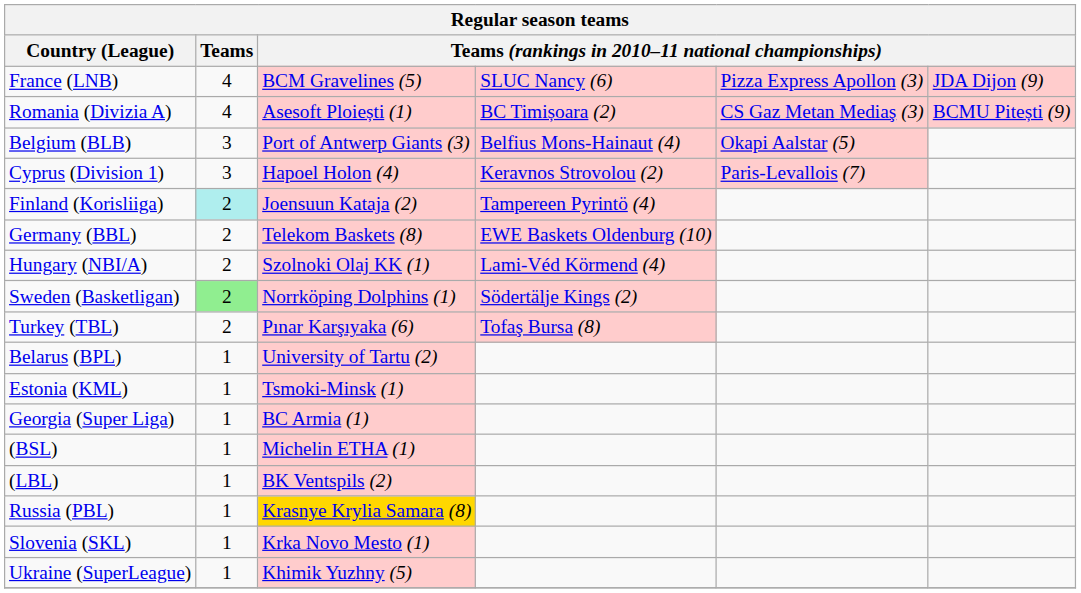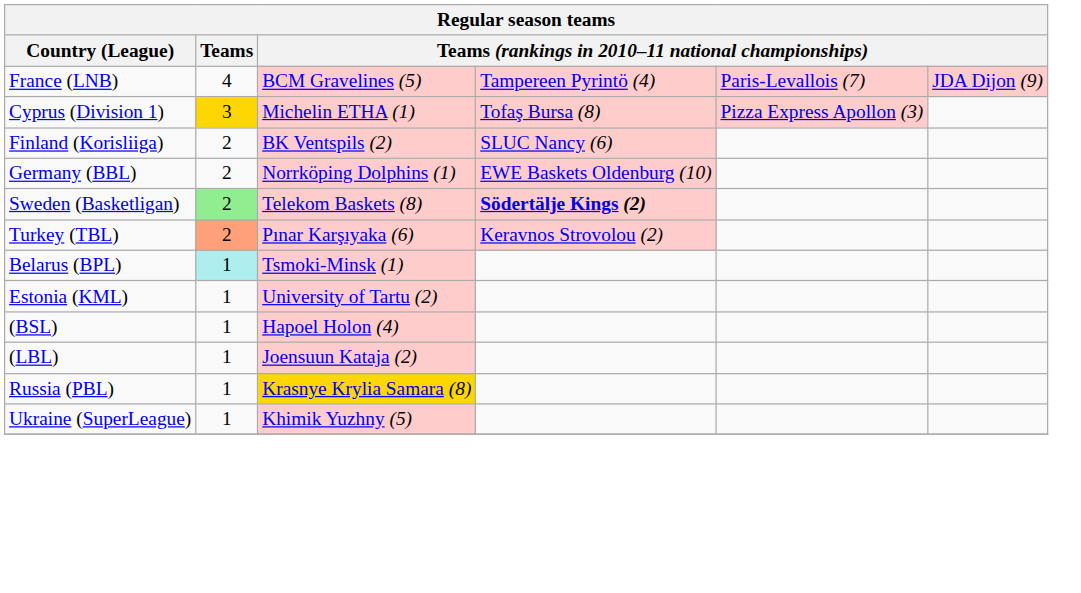(546, 81) SLUC Nancy (6) -> (568, 81) Tampereen Pyrintö (4)
(822, 81) Pizza Express Apollon (3) -> (793, 81) Paris-Levallois (7)
- row: (90, 111)
- row: (70, 142)
(227, 173) no background -> (227, 111) gold background
(330, 173) Hapoel Holon (4) -> (339, 111) Michelin ETHA (1)
(572, 173) Keravnos Strovolou (2) -> (540, 111) Tofaş Bursa (8)
(793, 173) Paris-Levallois (7) -> (822, 111) Pizza Express Apollon (3)
(227, 204) paleturquoise background -> (227, 142) no background
(340, 204) Joensuun Kataja (2) -> (327, 142) BK Ventspils (2)
(568, 204) Tampereen Pyrintö (4) -> (546, 142) SLUC Nancy (6)
(342, 234) Telekom Baskets (8) -> (359, 173) Norrköping Dolphins (1)
- row: (78, 265)
(359, 296) Norrköping Dolphins (1) -> (342, 204) Telekom Baskets (8)
(559, 296) normal -> (563, 204) bold
(227, 326) no background -> (227, 234) lightsalmon background
(540, 326) Tofaş Bursa (8) -> (572, 234) Keravnos Strovolou (2)
(227, 357) no background -> (227, 265) paleturquoise background
(350, 357) University of Tartu (2) -> (333, 265) Tsmoki-Minsk (1)
(333, 388) Tsmoki-Minsk (1) -> (350, 296) University of Tartu (2)
- row: (92, 419)
(339, 449) Michelin ETHA (1) -> (330, 326) Hapoel Holon (4)
(327, 480) BK Ventspils (2) -> (340, 357) Joensuun Kataja (2)
- row: (70, 541)
